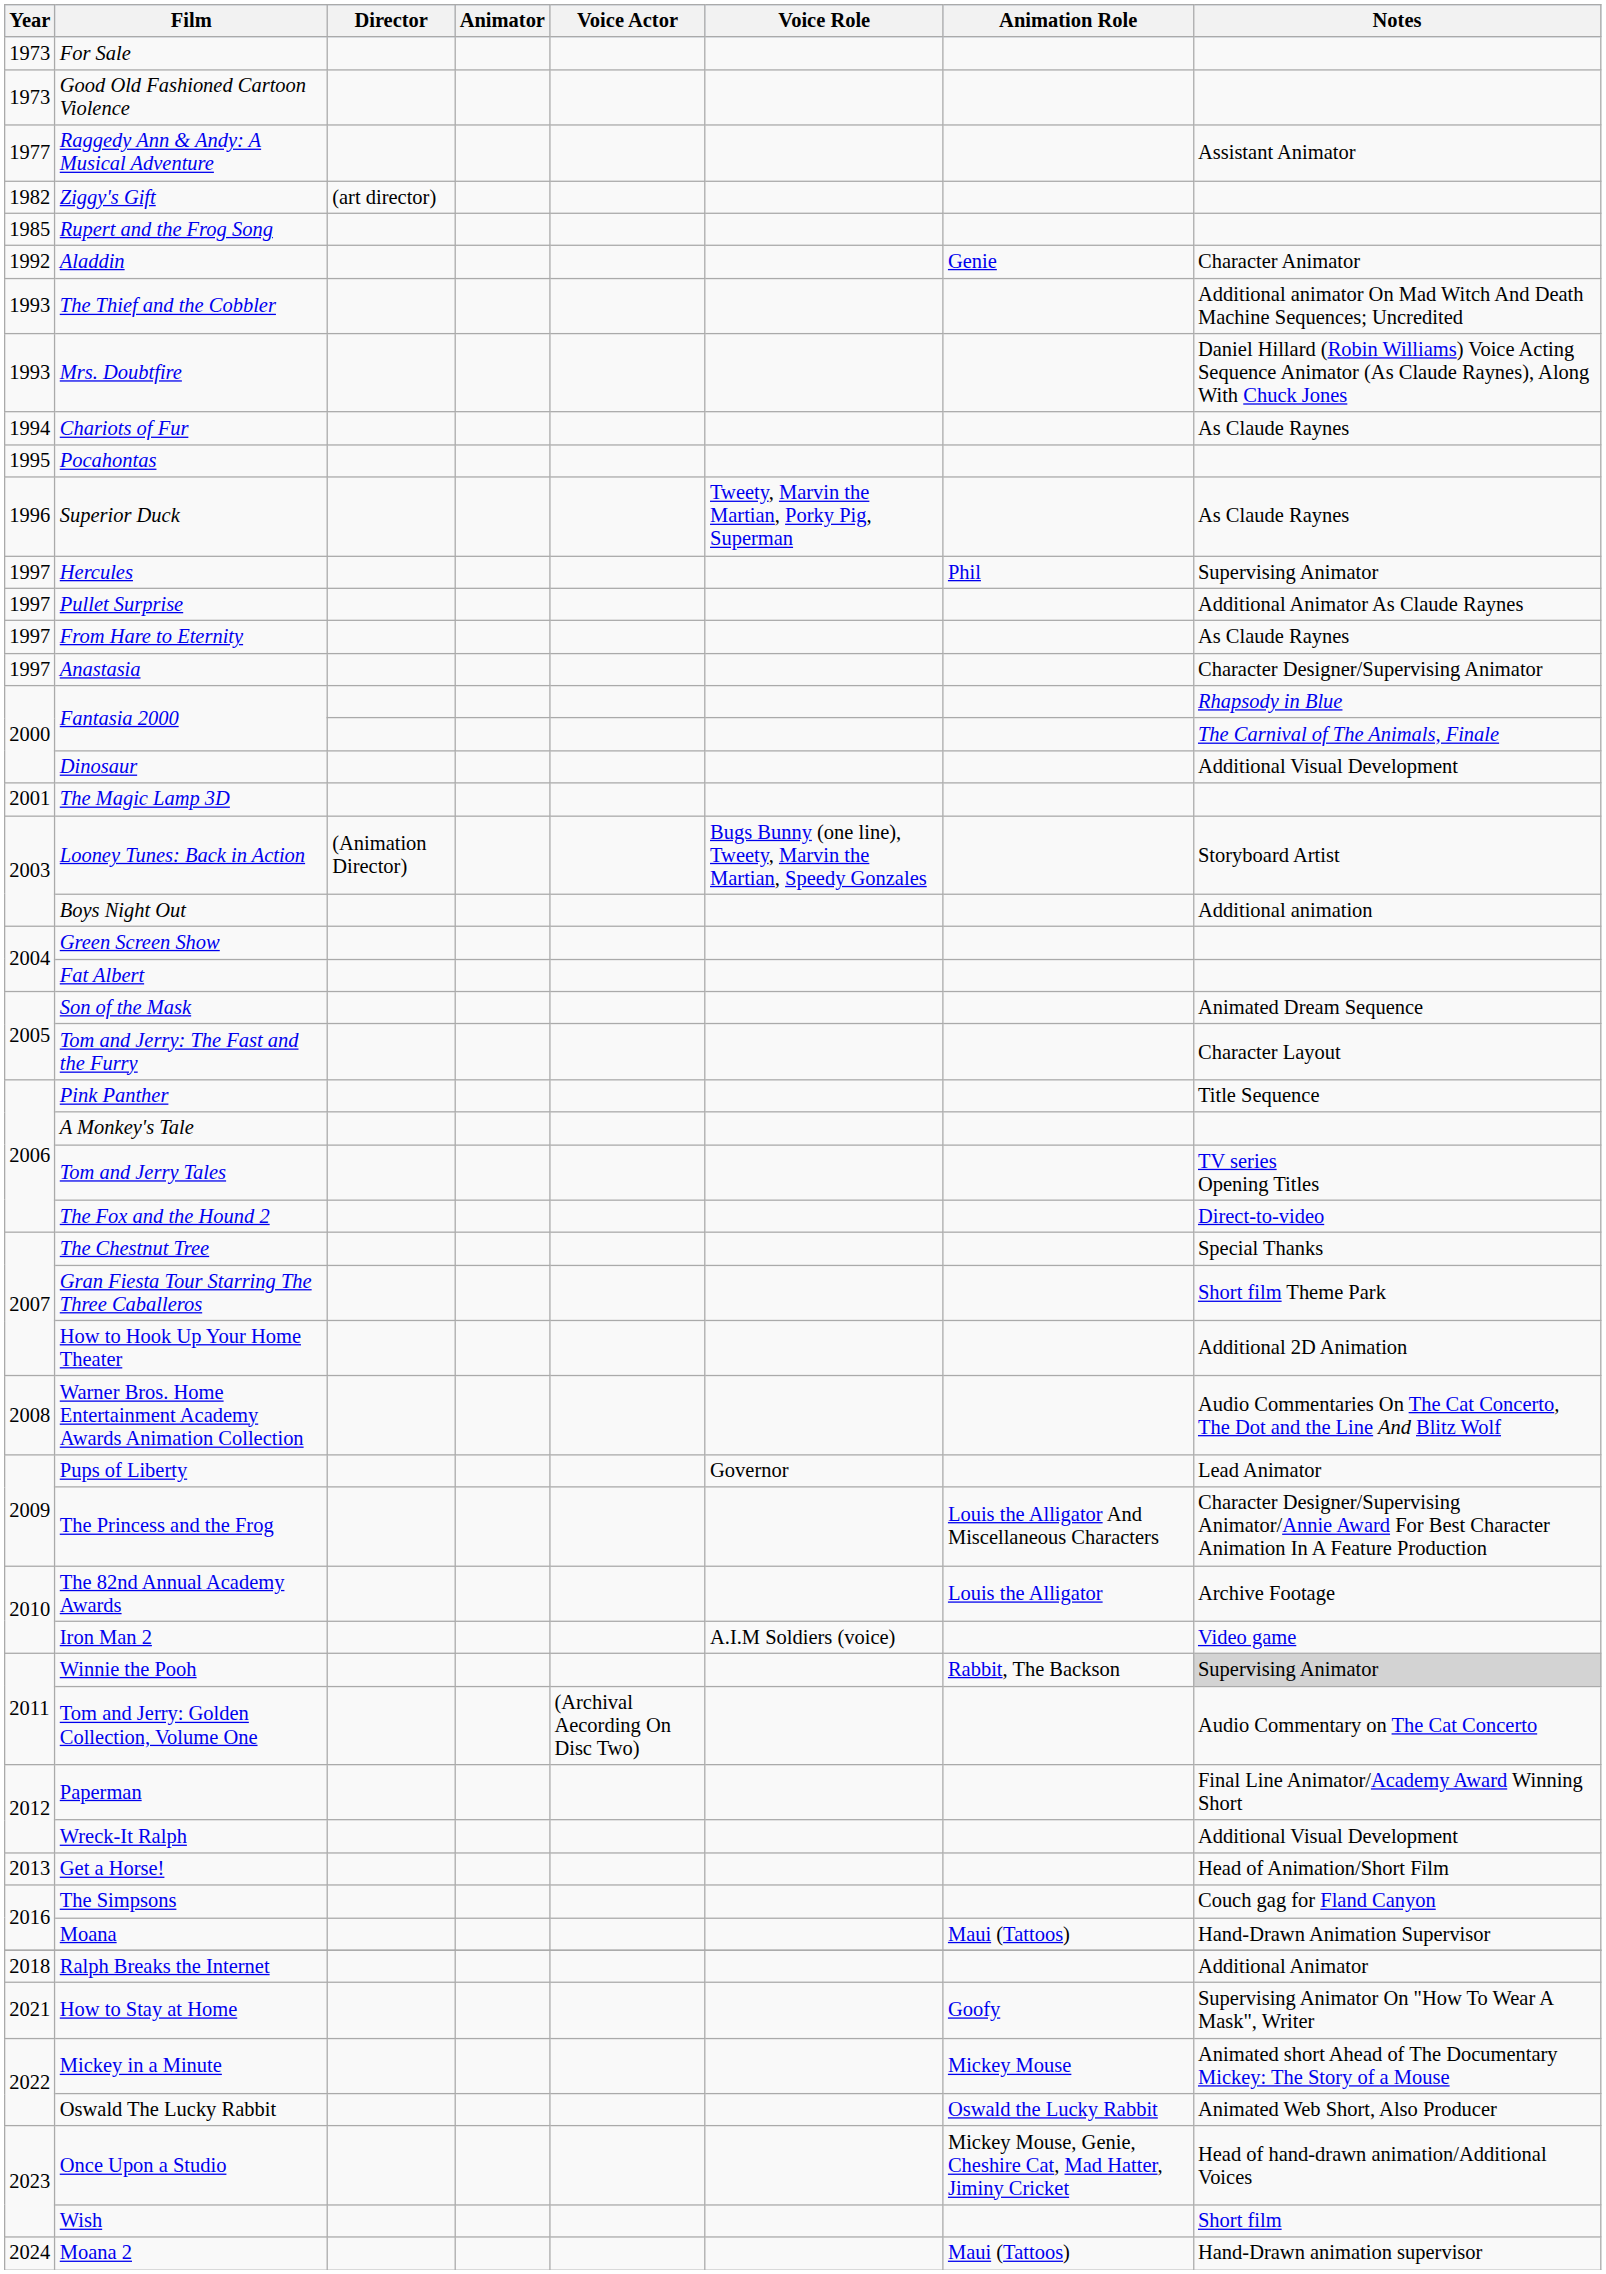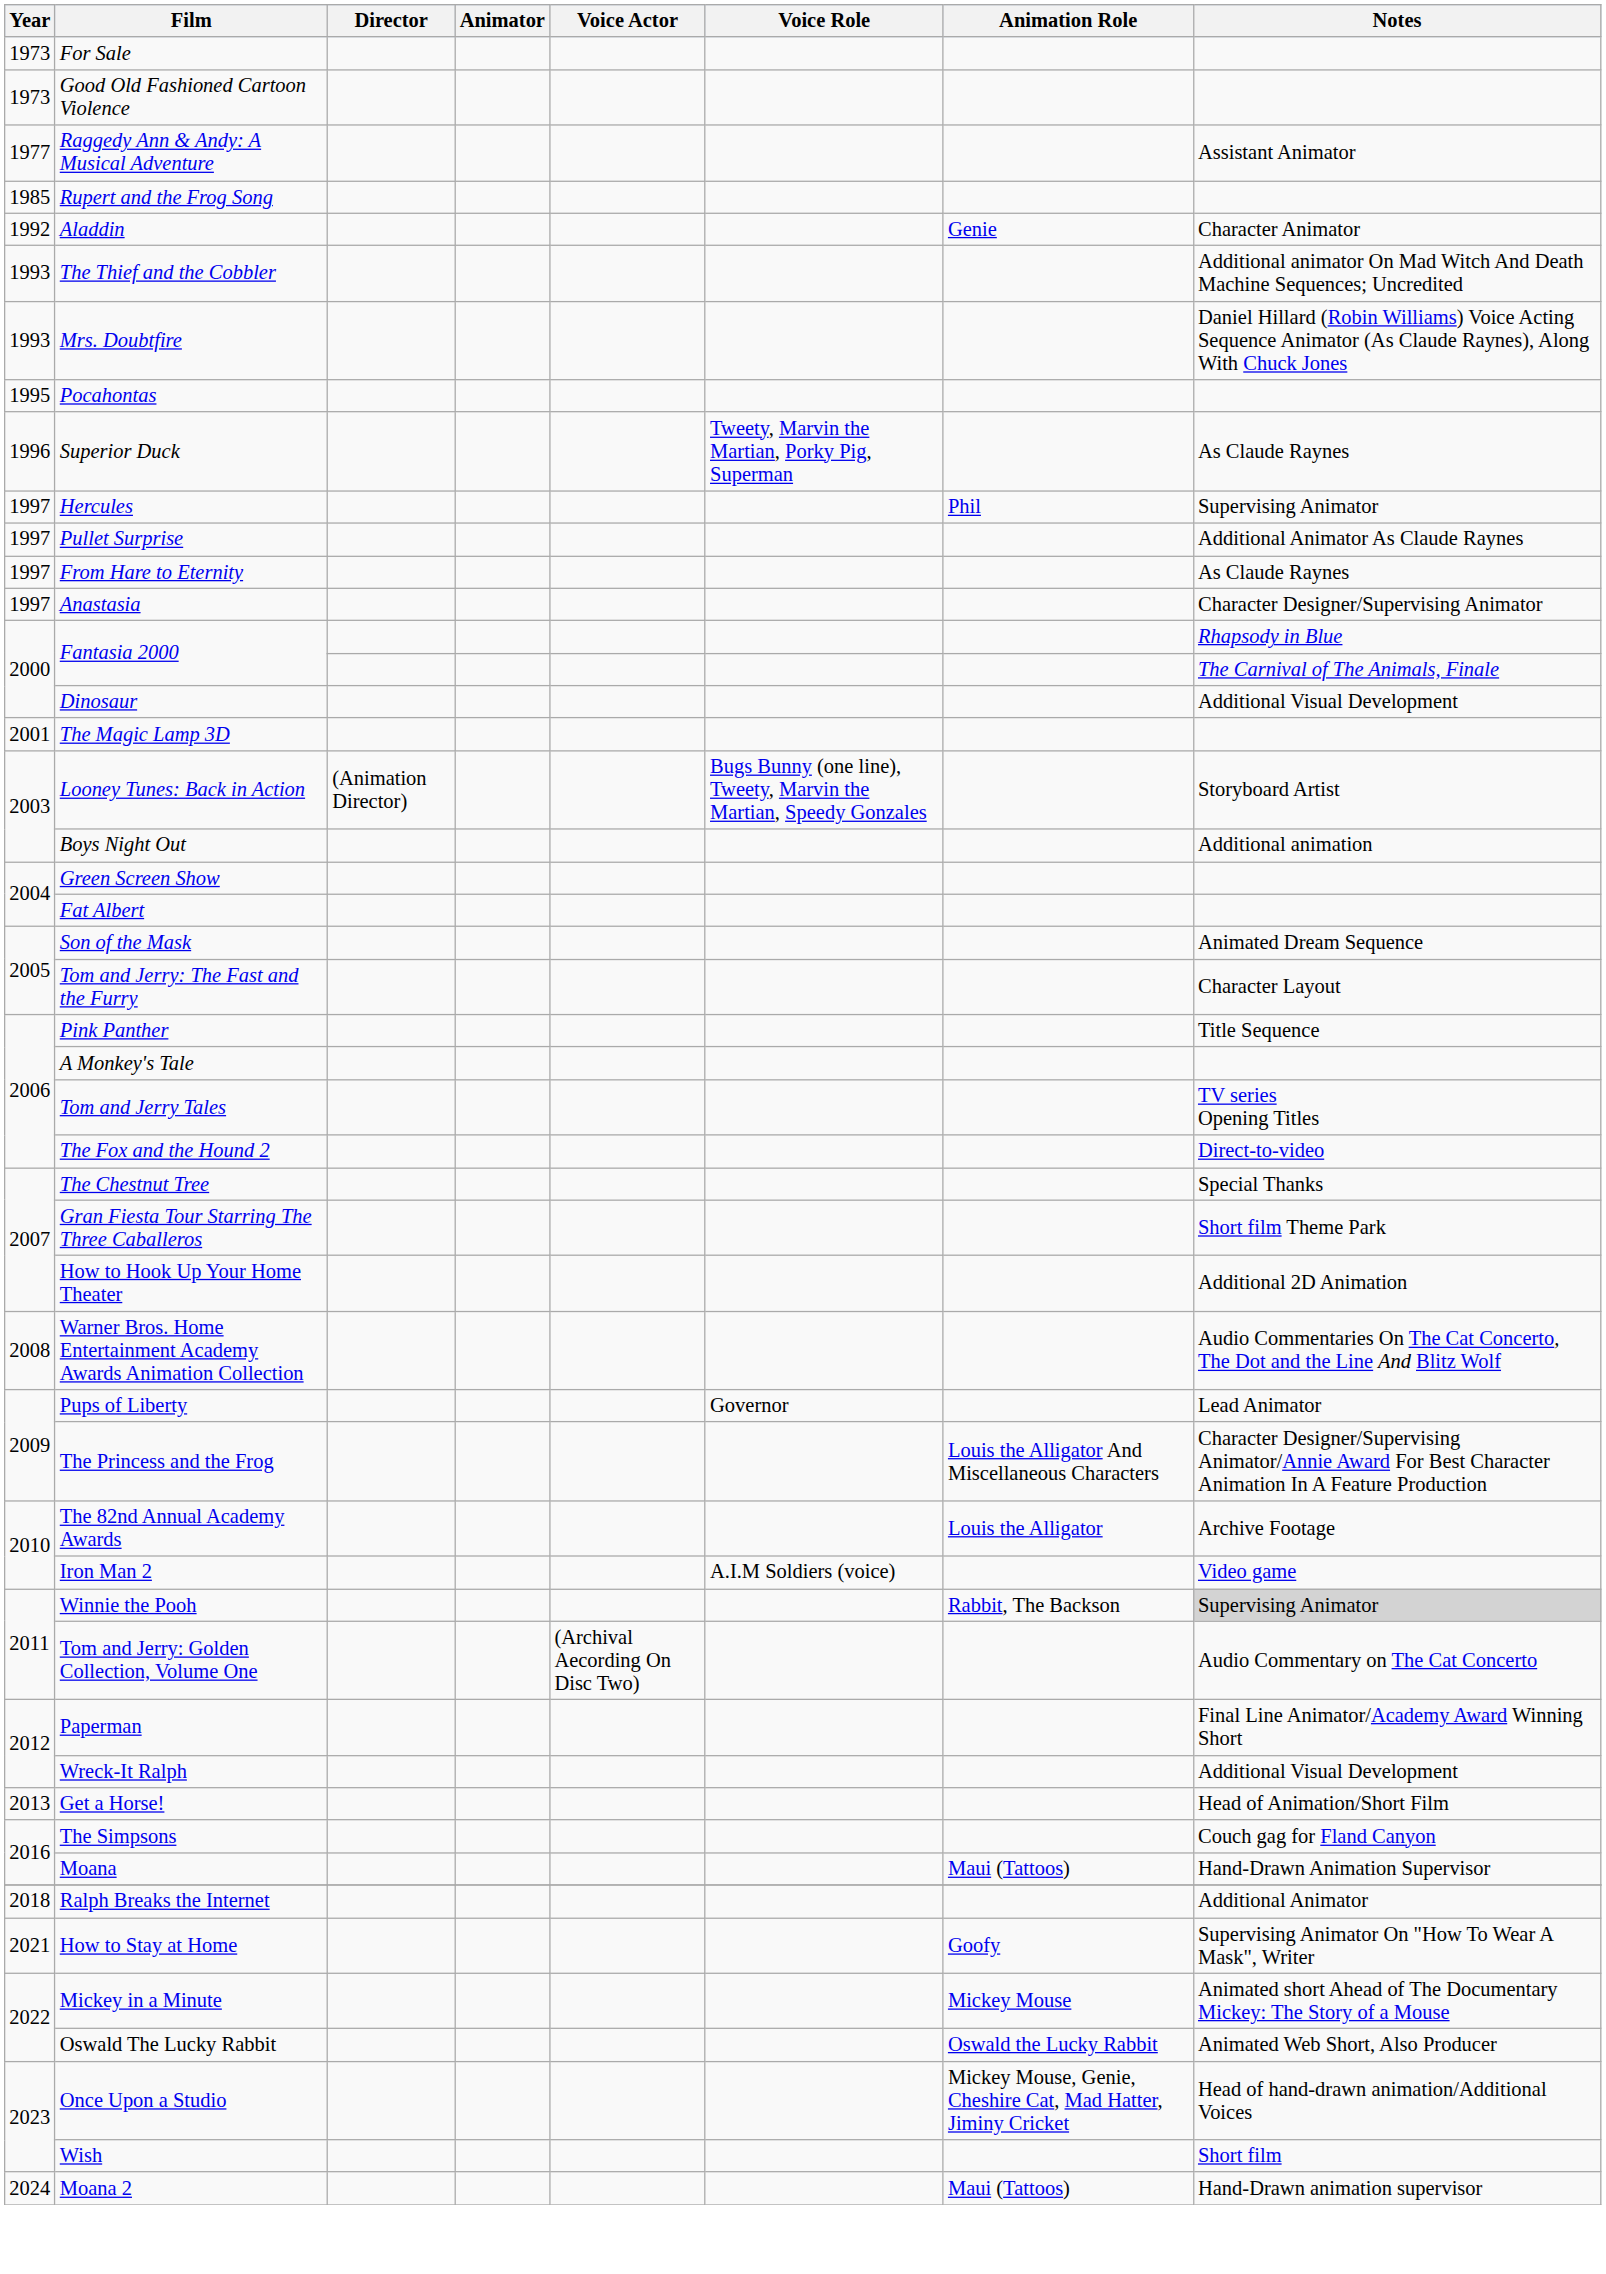- row: (30, 196)
- row: (30, 428)
